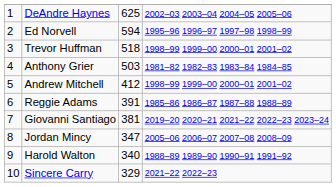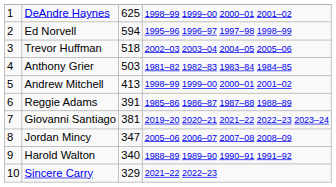(218, 13) 2002–03 2003–04 2004–05 2005–06 -> (218, 13) 1998–99 1999–00 2000–01 2001–02
(218, 49) 1998–99 1999–00 2000–01 2001–02 -> (218, 49) 2002–03 2003–04 2004–05 2005–06
(131, 84) 412 -> (131, 84) 413
